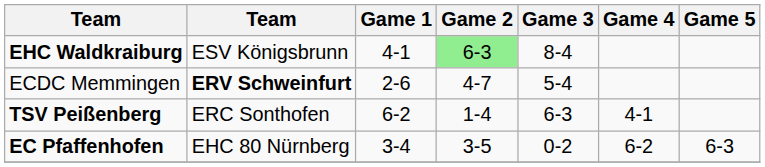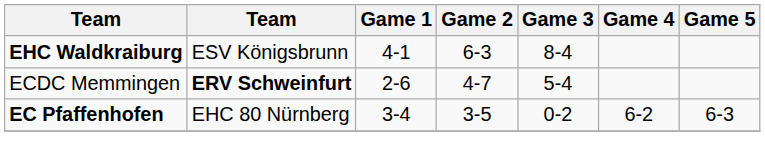(477, 51) lightgreen background -> (477, 51) no background
- row: (85, 114)
